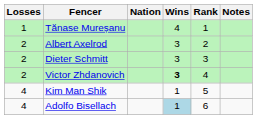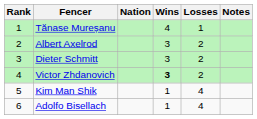columns swapped: (206, 12) <-> (24, 12)
(177, 106) lightblue background -> (167, 106) no background
